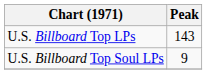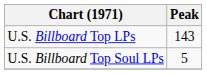(184, 58) 9 -> (184, 58) 5
